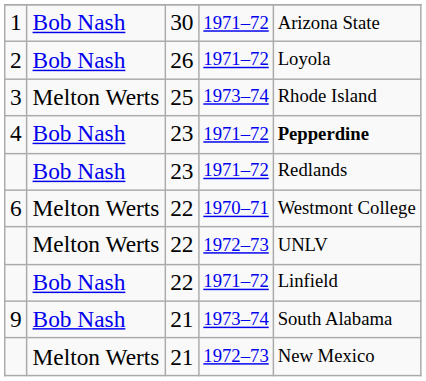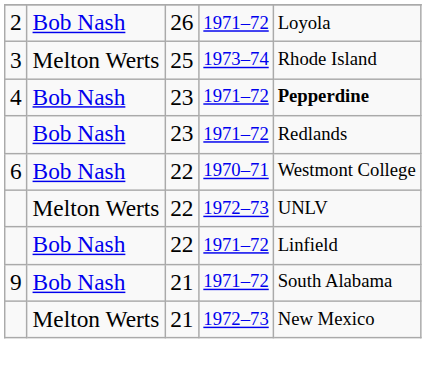- row: (16, 23)
(96, 208) Melton Werts -> (79, 171) Bob Nash
(236, 319) 1973–74 -> (236, 282) 1971–72
